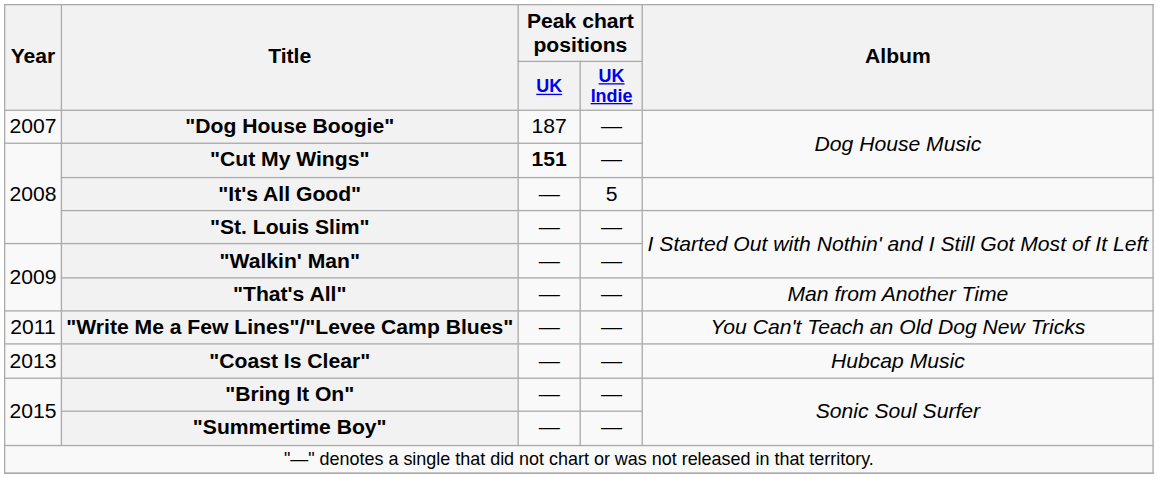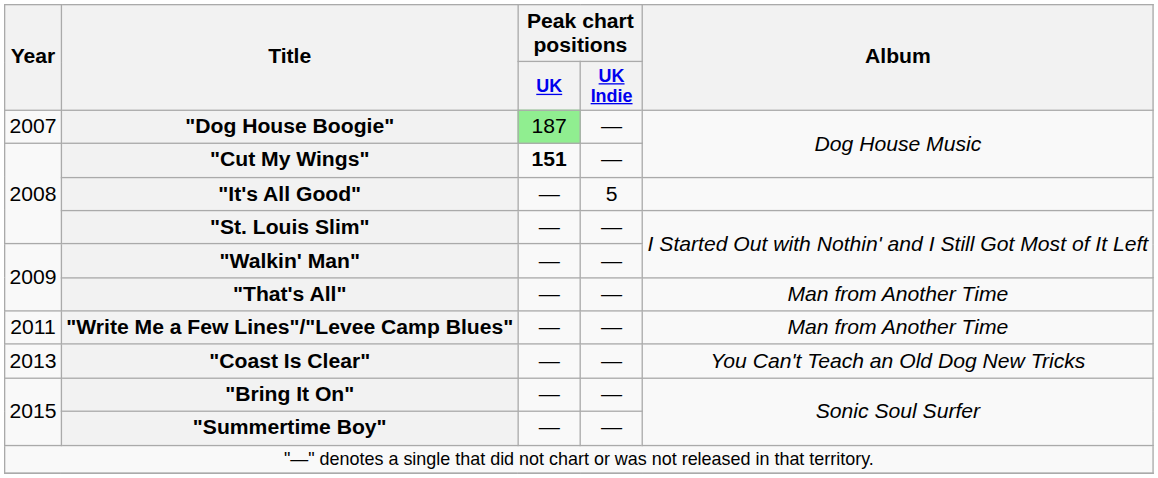(549, 126) no background -> (549, 126) lightgreen background
(898, 327) You Can't Teach an Old Dog New Tricks -> (898, 327) Man from Another Time
(898, 361) Hubcap Music -> (898, 361) You Can't Teach an Old Dog New Tricks
